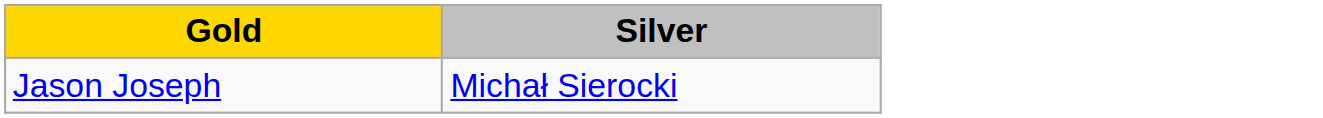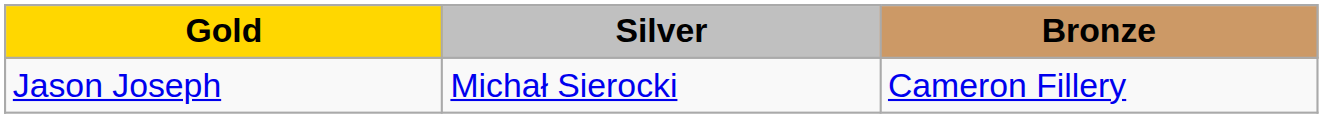+ column: (1099, 31)
